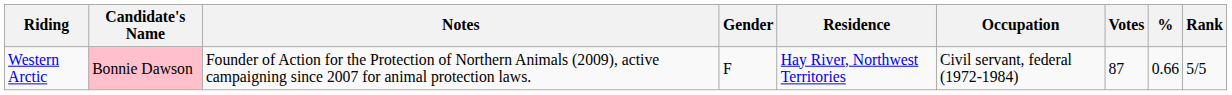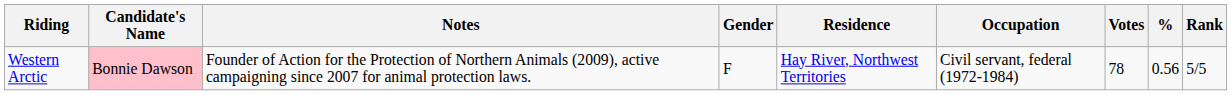(1116, 68) 87 -> (1116, 68) 78
(1165, 68) 0.66 -> (1165, 68) 0.56
